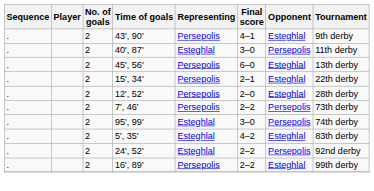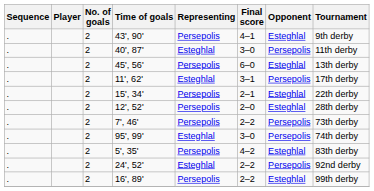+ row: (129, 79)
(196, 137) Esteghlal -> (199, 151) Persepolis
